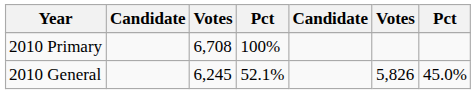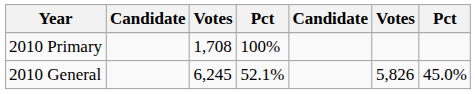(213, 46) 6,708 -> (213, 46) 1,708
